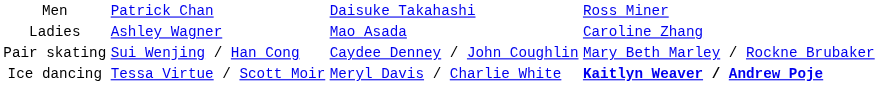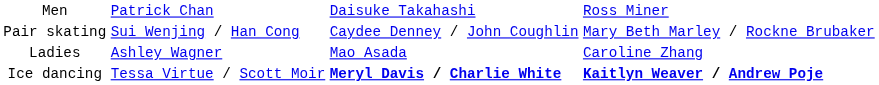rows swapped: (55, 32) <-> (55, 53)
(446, 74) normal -> (446, 74) bold
